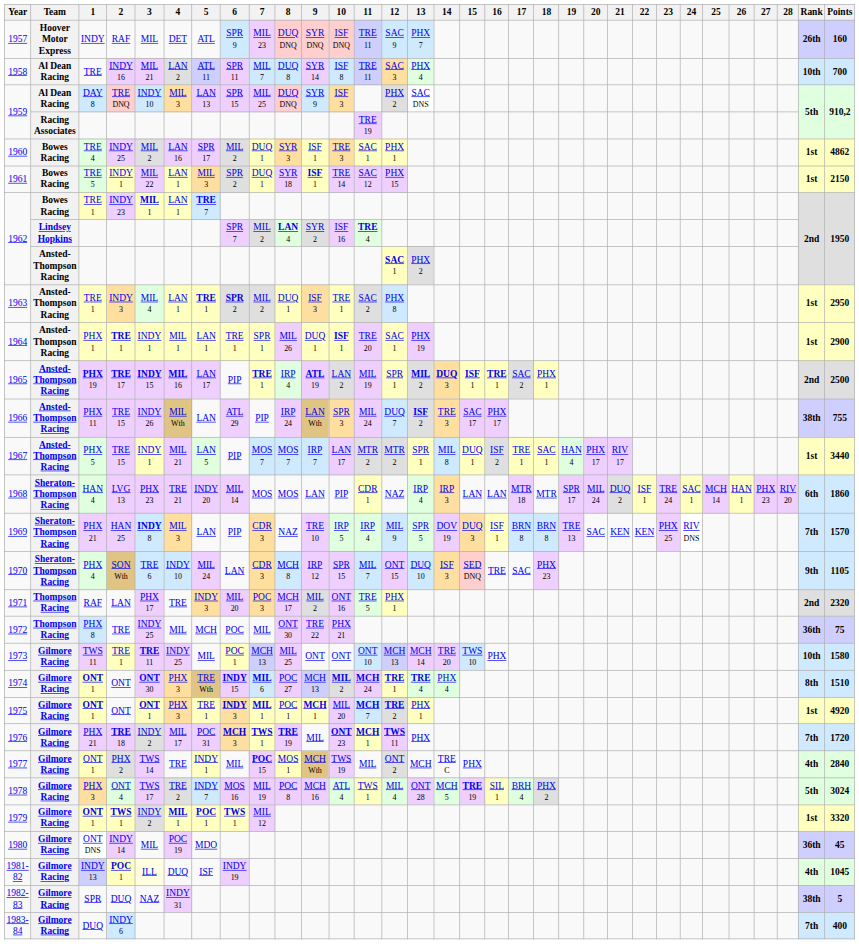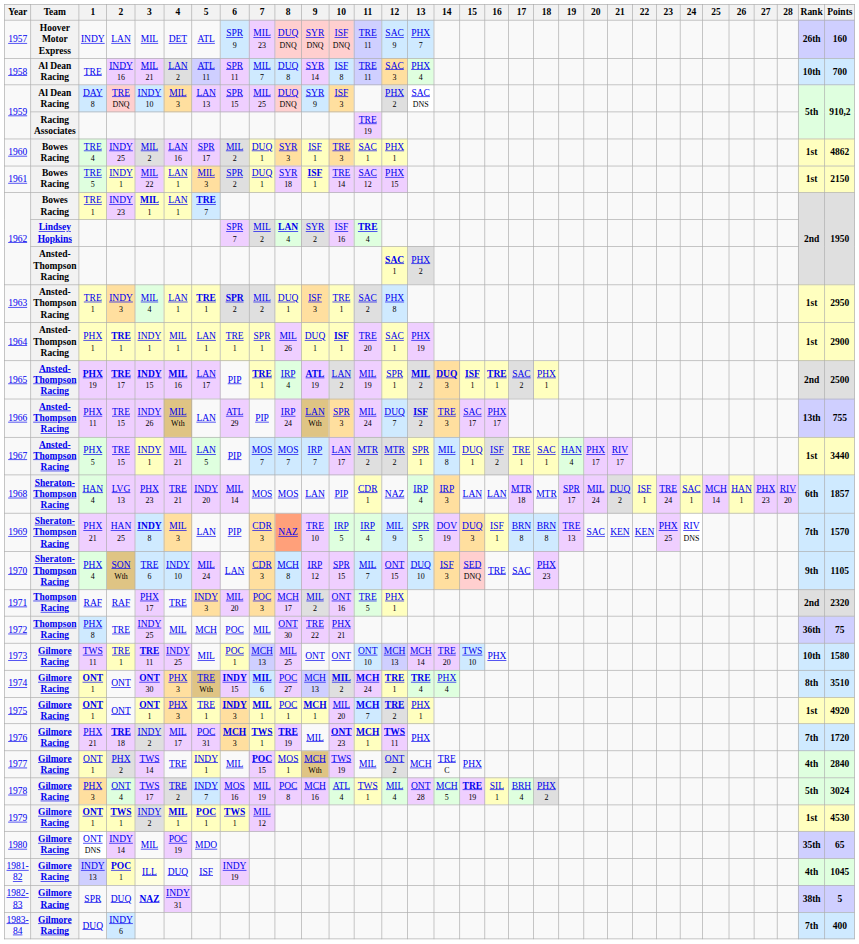(121, 39) RAF -> (121, 39) LAN
(812, 418) 38th -> (812, 418) 13th
(840, 494) 1860 -> (840, 494) 1857
(288, 532) no background -> (288, 532) lightsalmon background
(121, 603) LAN -> (121, 603) RAF
(840, 684) 1510 -> (840, 684) 3510
(840, 818) 3320 -> (840, 818) 4530
(812, 845) 36th -> (812, 845) 35th
(840, 845) 45 -> (840, 845) 65
(149, 899) normal -> (149, 899) bold
